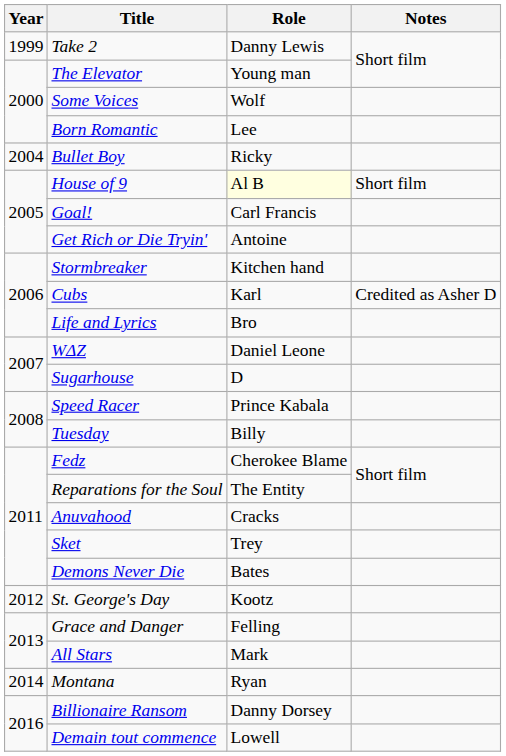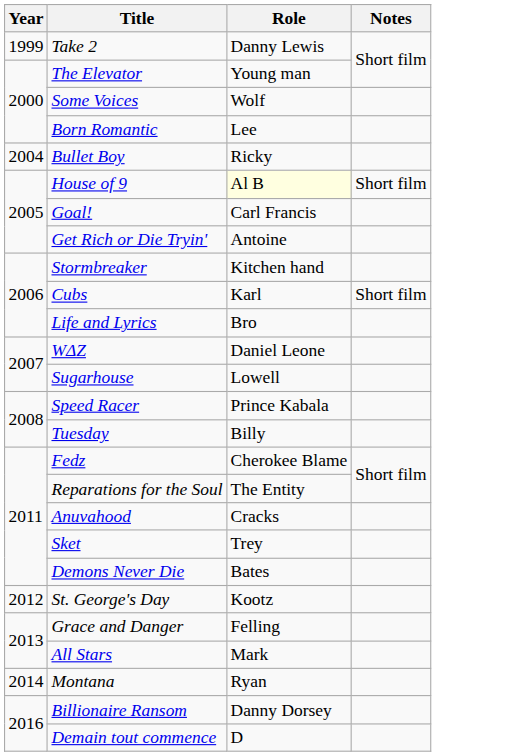(426, 294) Credited as Asher D -> (391, 294) Short film
(237, 377) D -> (255, 377) Lowell
(255, 737) Lowell -> (237, 737) D
